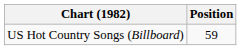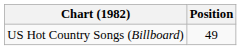(211, 34) 59 -> (211, 34) 49
